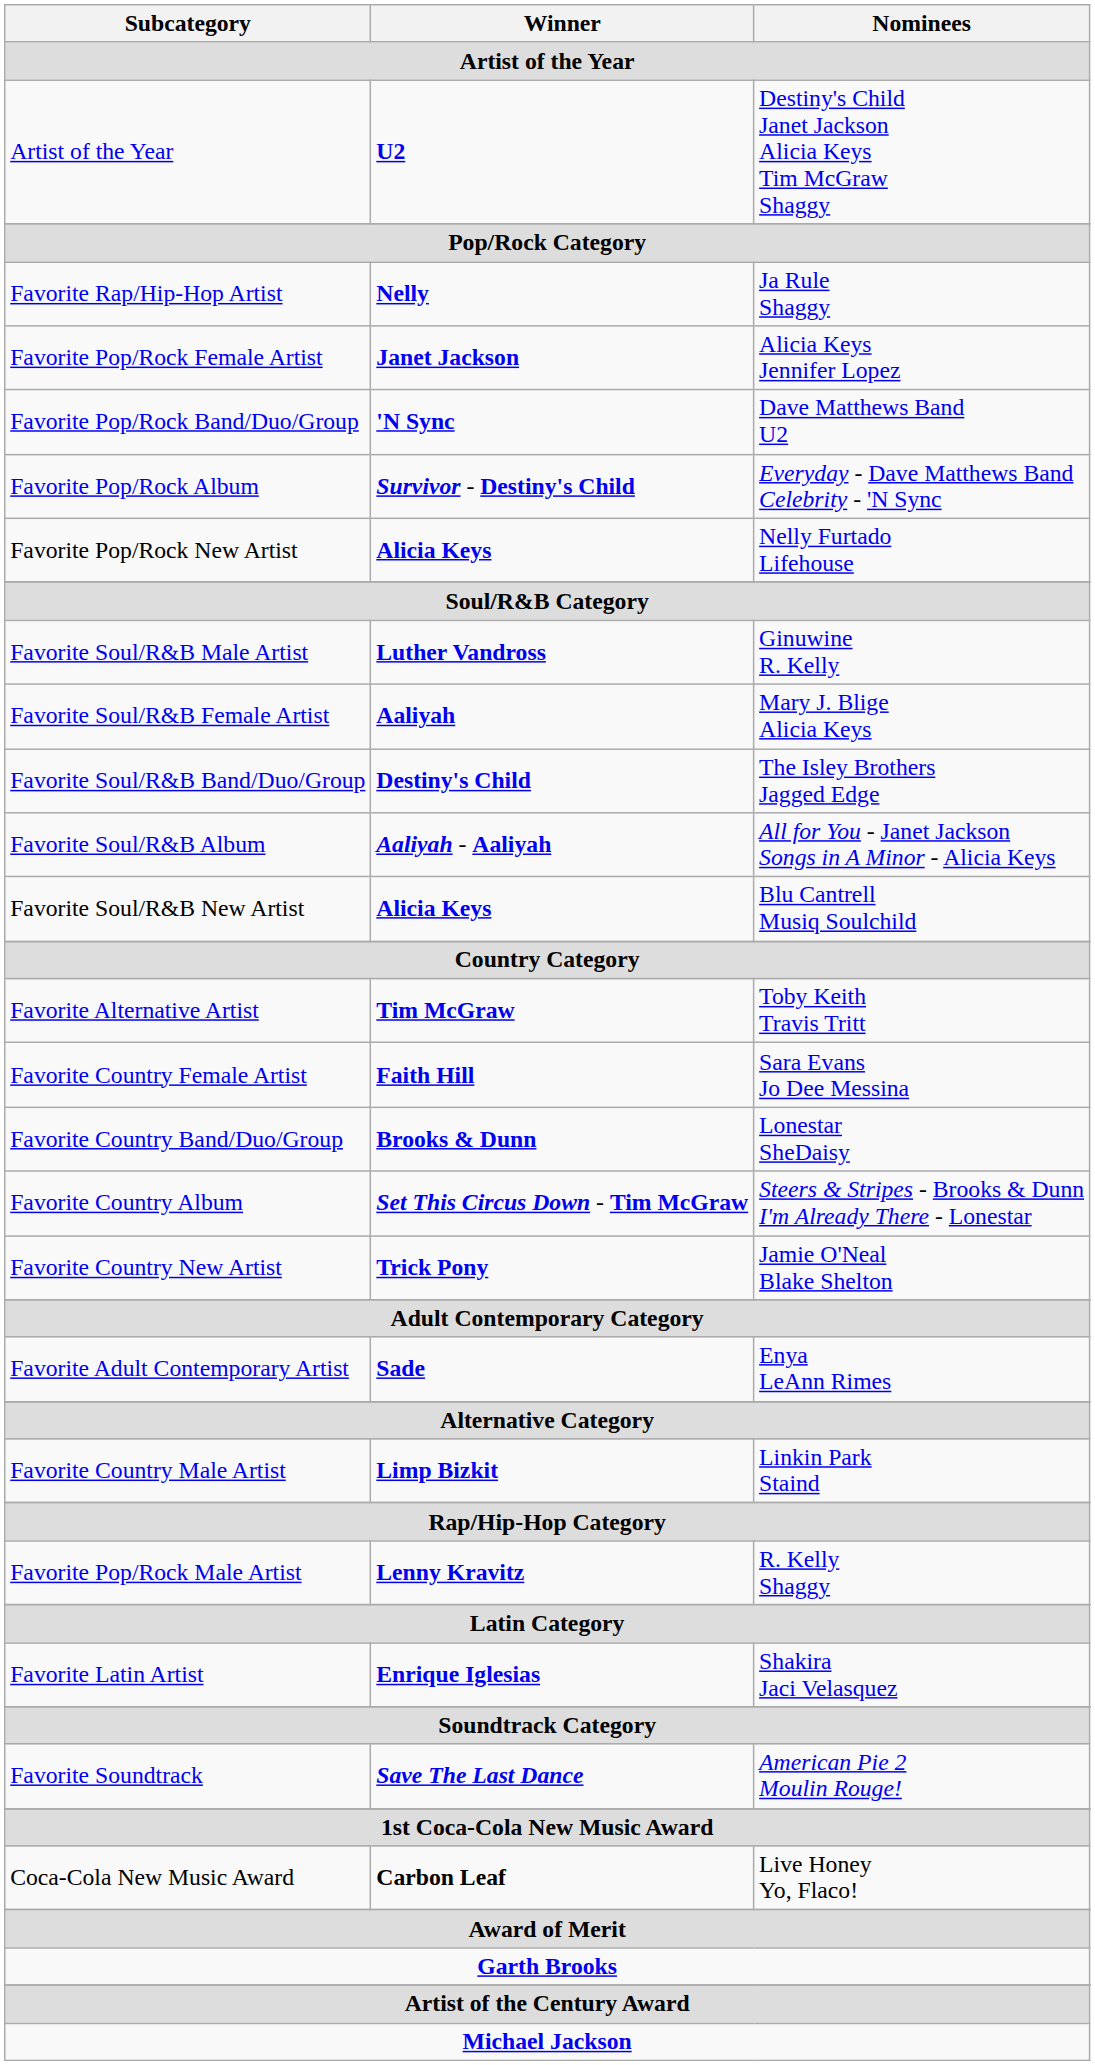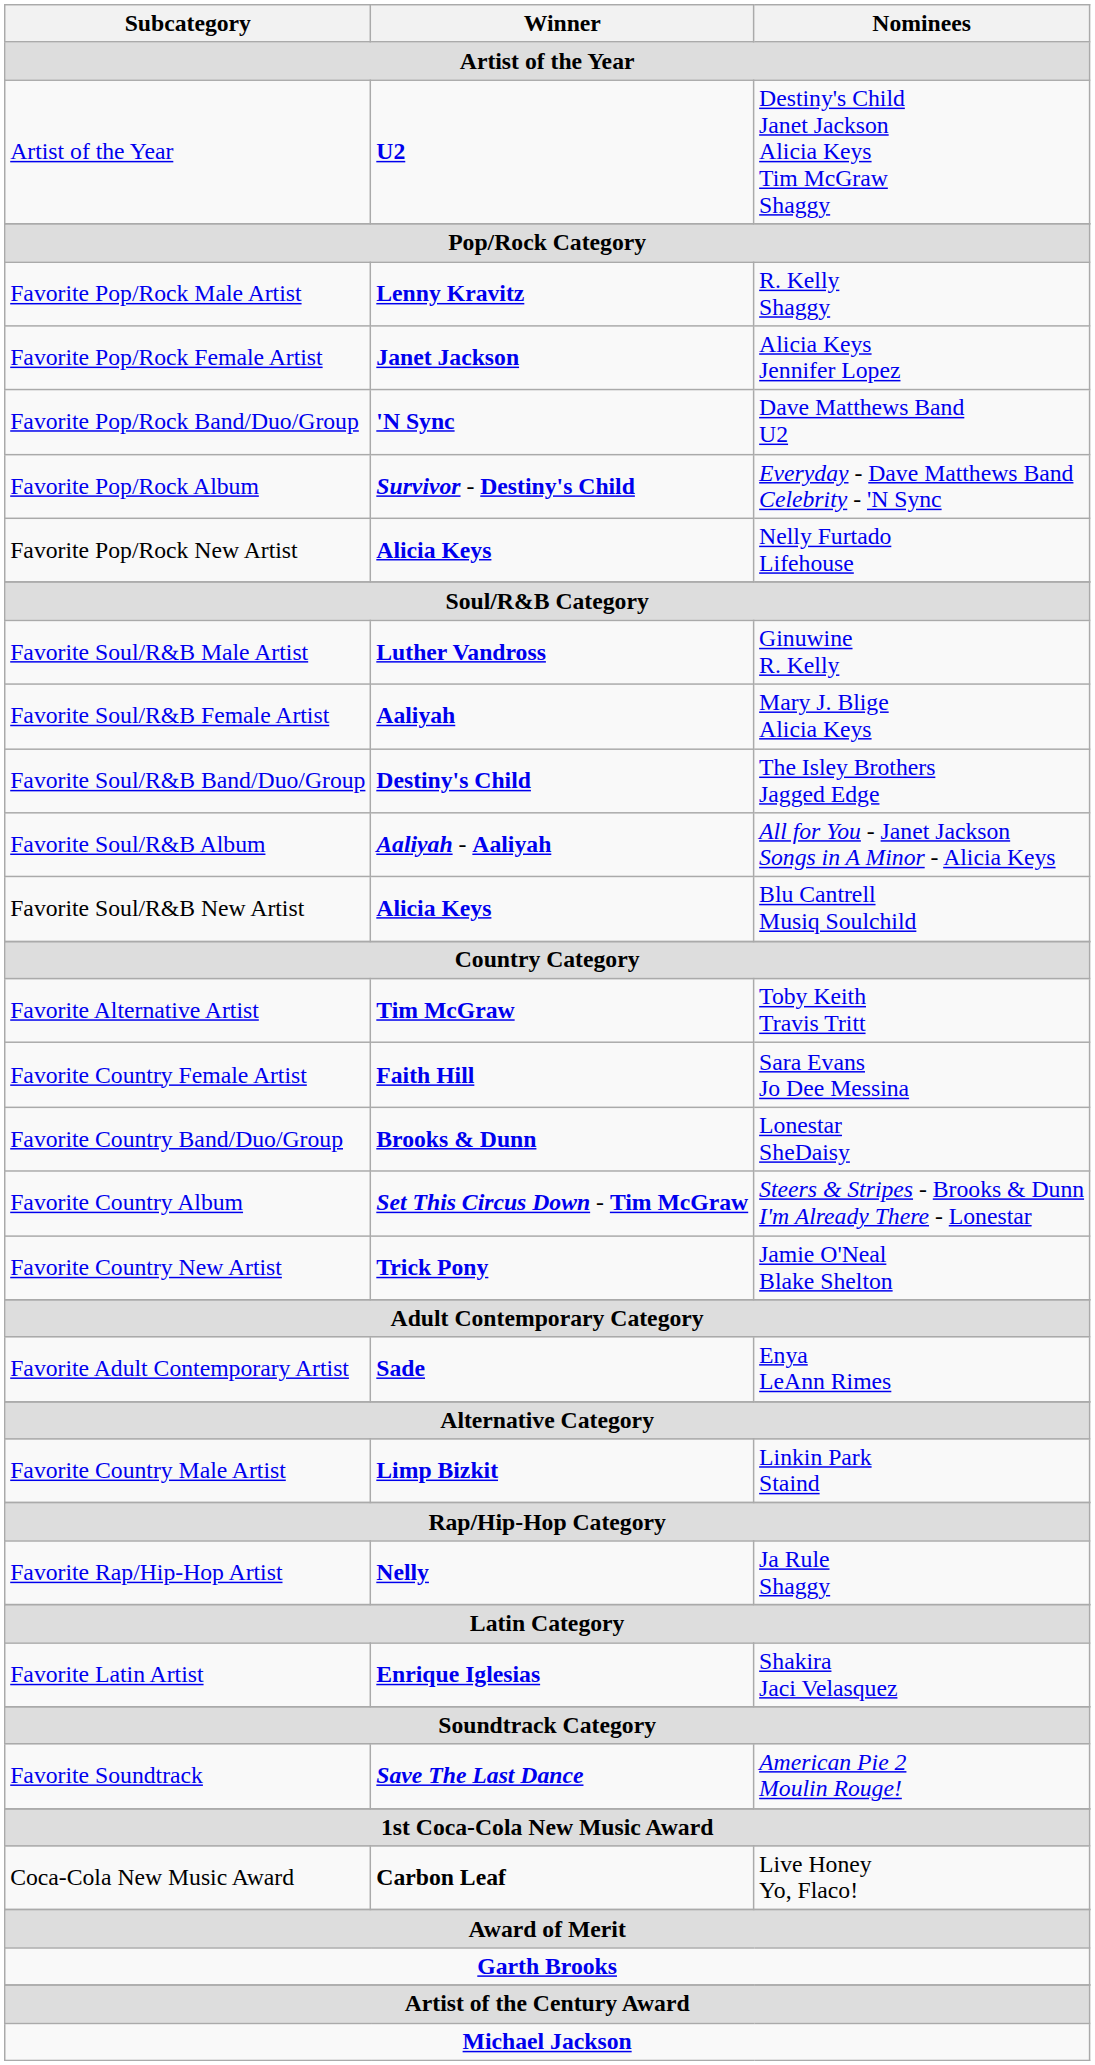rows swapped: (799, 1572) <-> (795, 293)
